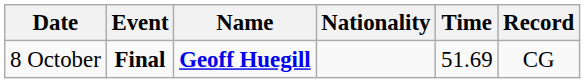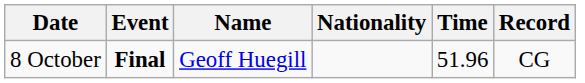(245, 58) bold -> (243, 58) normal
(467, 58) 51.69 -> (463, 58) 51.96
